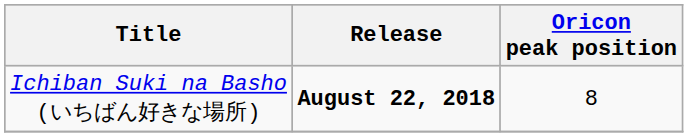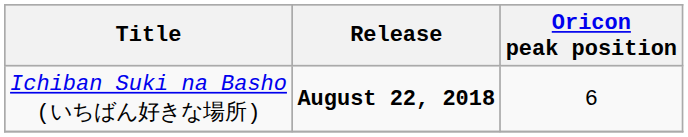(591, 99) 8 -> (591, 99) 6
